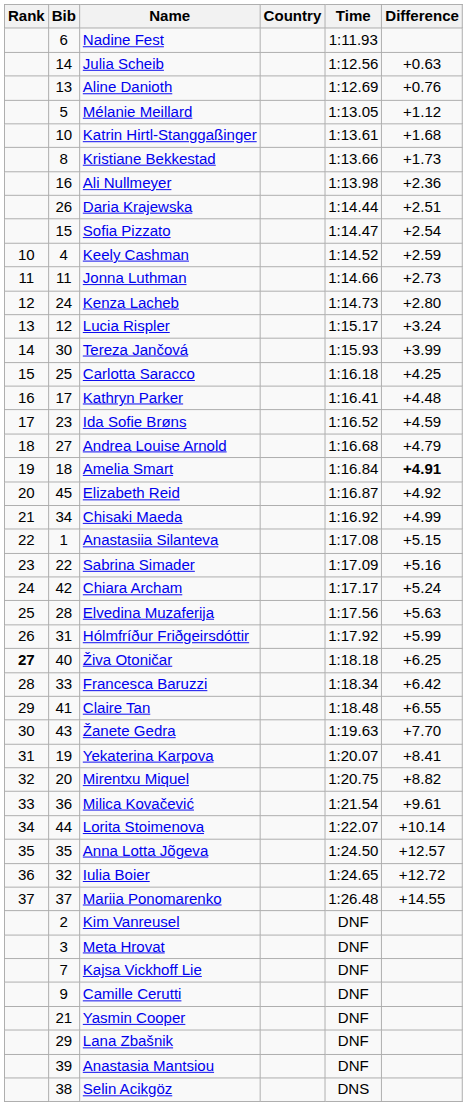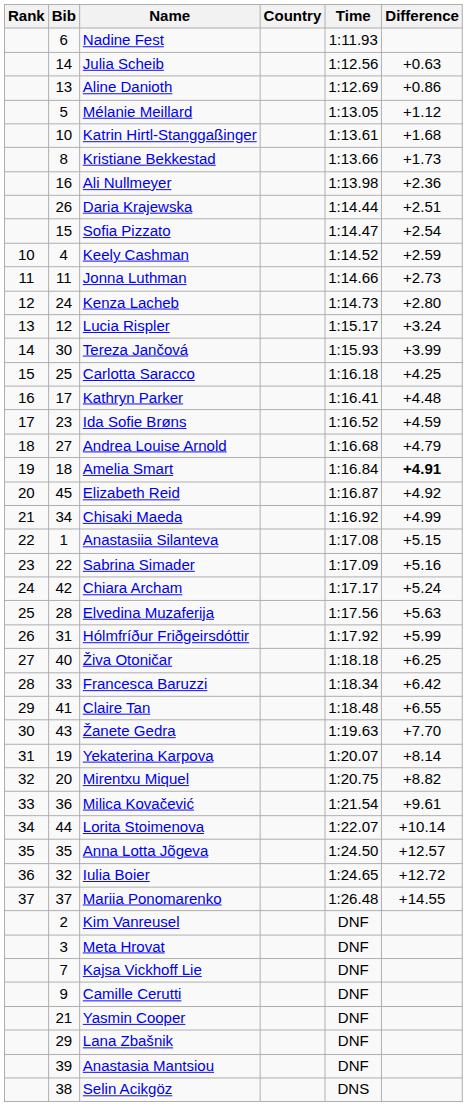(422, 87) +0.76 -> (422, 87) +0.86
(26, 660) bold -> (26, 660) normal
(422, 755) +8.41 -> (422, 755) +8.14
